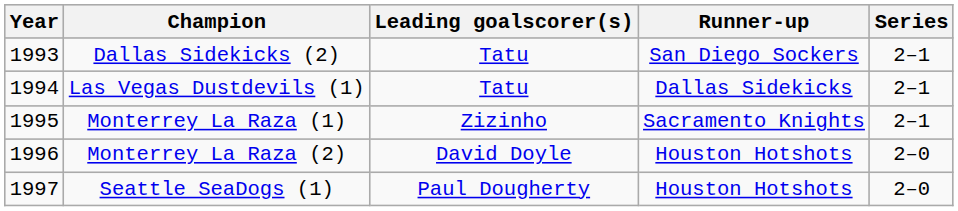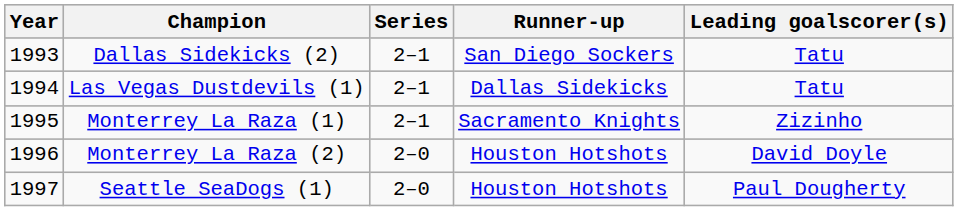columns swapped: (912, 22) <-> (504, 22)
